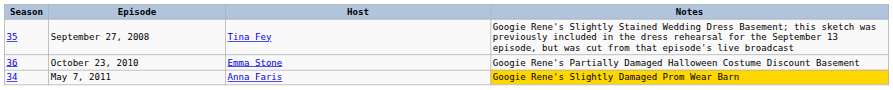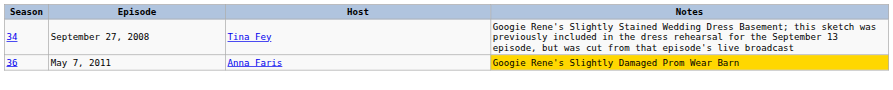(12, 37) 35 -> (12, 37) 34
- row: (95, 62)
(12, 77) 34 -> (12, 62) 36
